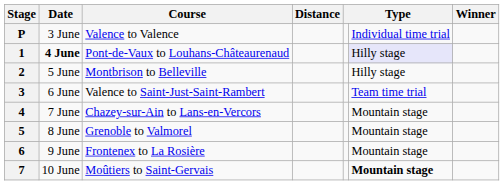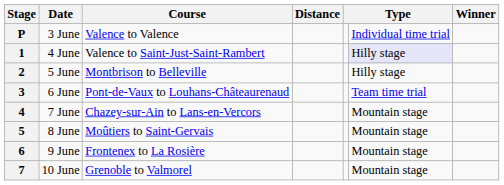(62, 53) bold -> (64, 53) normal
(187, 53) Pont-de-Vaux to Louhans-Châteaurenaud -> (175, 53) Valence to Saint-Just-Saint-Rambert
(175, 92) Valence to Saint-Just-Saint-Rambert -> (187, 92) Pont-de-Vaux to Louhans-Châteaurenaud
(139, 131) Grenoble to Valmorel -> (149, 131) Moûtiers to Saint-Gervais
(149, 170) Moûtiers to Saint-Gervais -> (139, 170) Grenoble to Valmorel
(392, 170) bold -> (390, 170) normal
